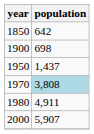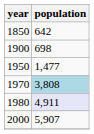(47, 66) 1,437 -> (47, 66) 1,477
(47, 102) no background -> (47, 102) lavender background
